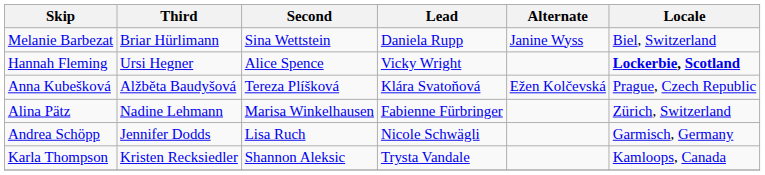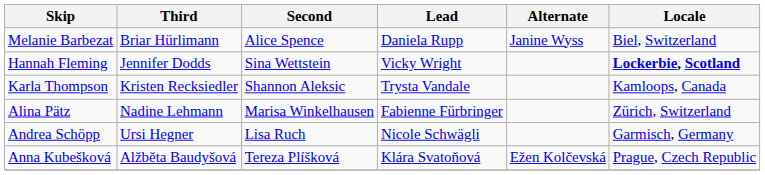(288, 39) Sina Wettstein -> (284, 39) Alice Spence
(157, 63) Ursi Hegner -> (165, 63) Jennifer Dodds
(284, 63) Alice Spence -> (288, 63) Sina Wettstein
rows swapped: (59, 87) <-> (58, 157)
(165, 134) Jennifer Dodds -> (157, 134) Ursi Hegner
